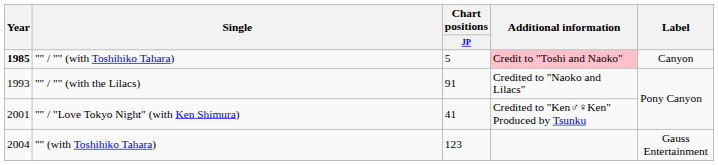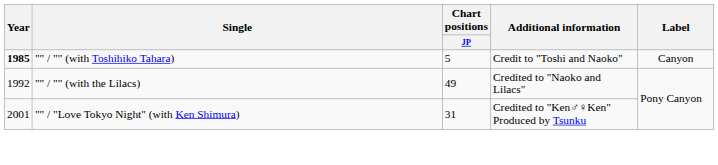(558, 59) pink background -> (558, 59) no background
(18, 83) 1993 -> (18, 83) 1992
(451, 83) 91 -> (451, 83) 49
(451, 114) 41 -> (451, 114) 31
- row: (96, 145)
